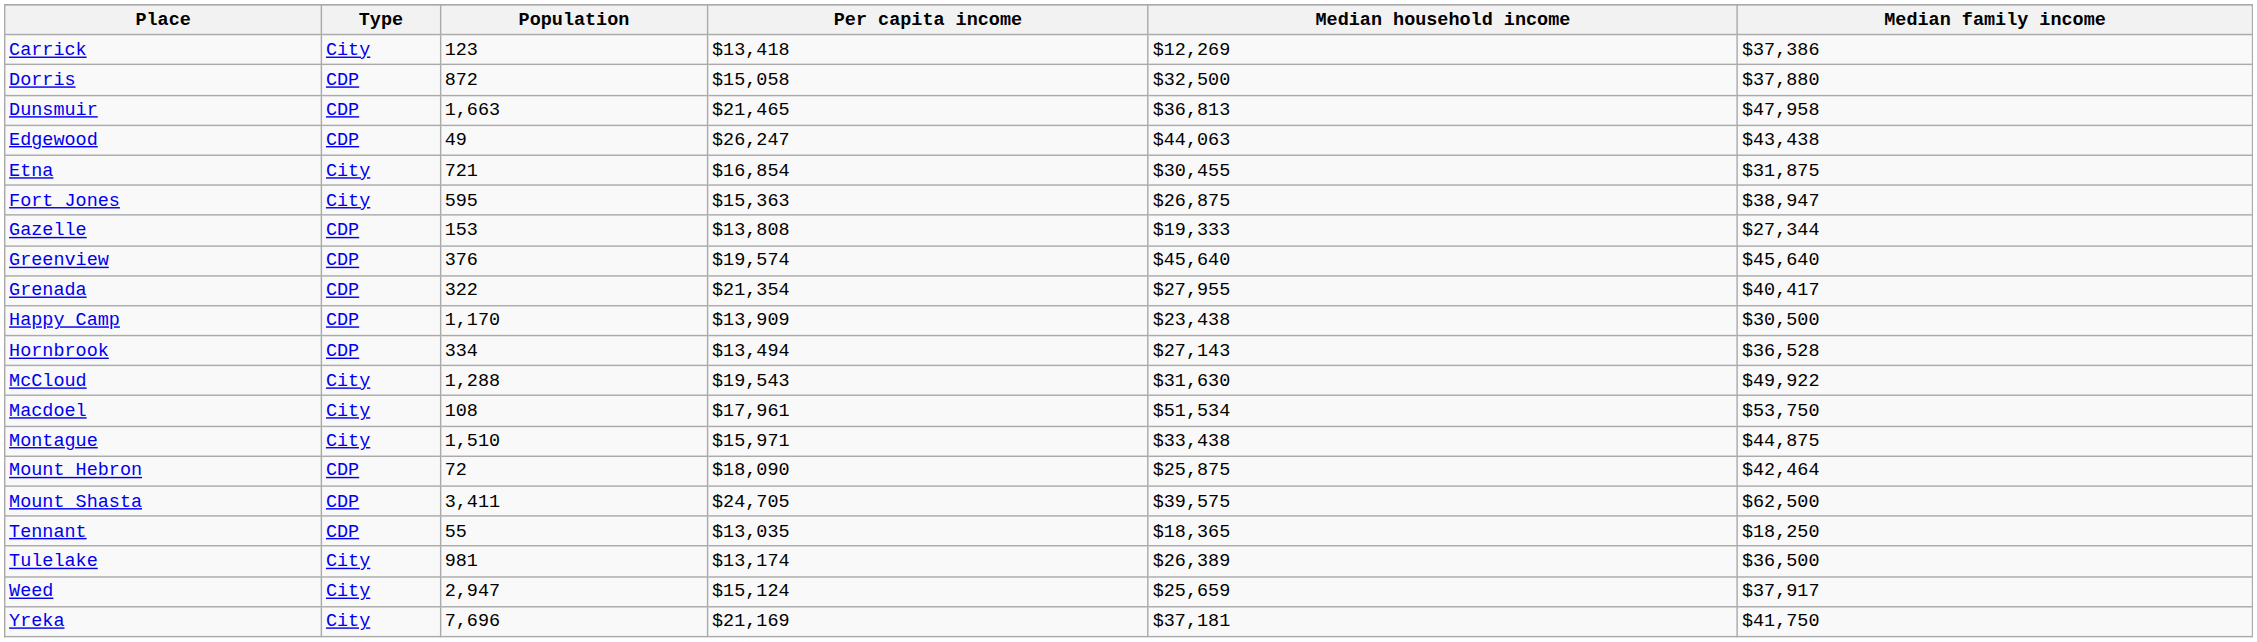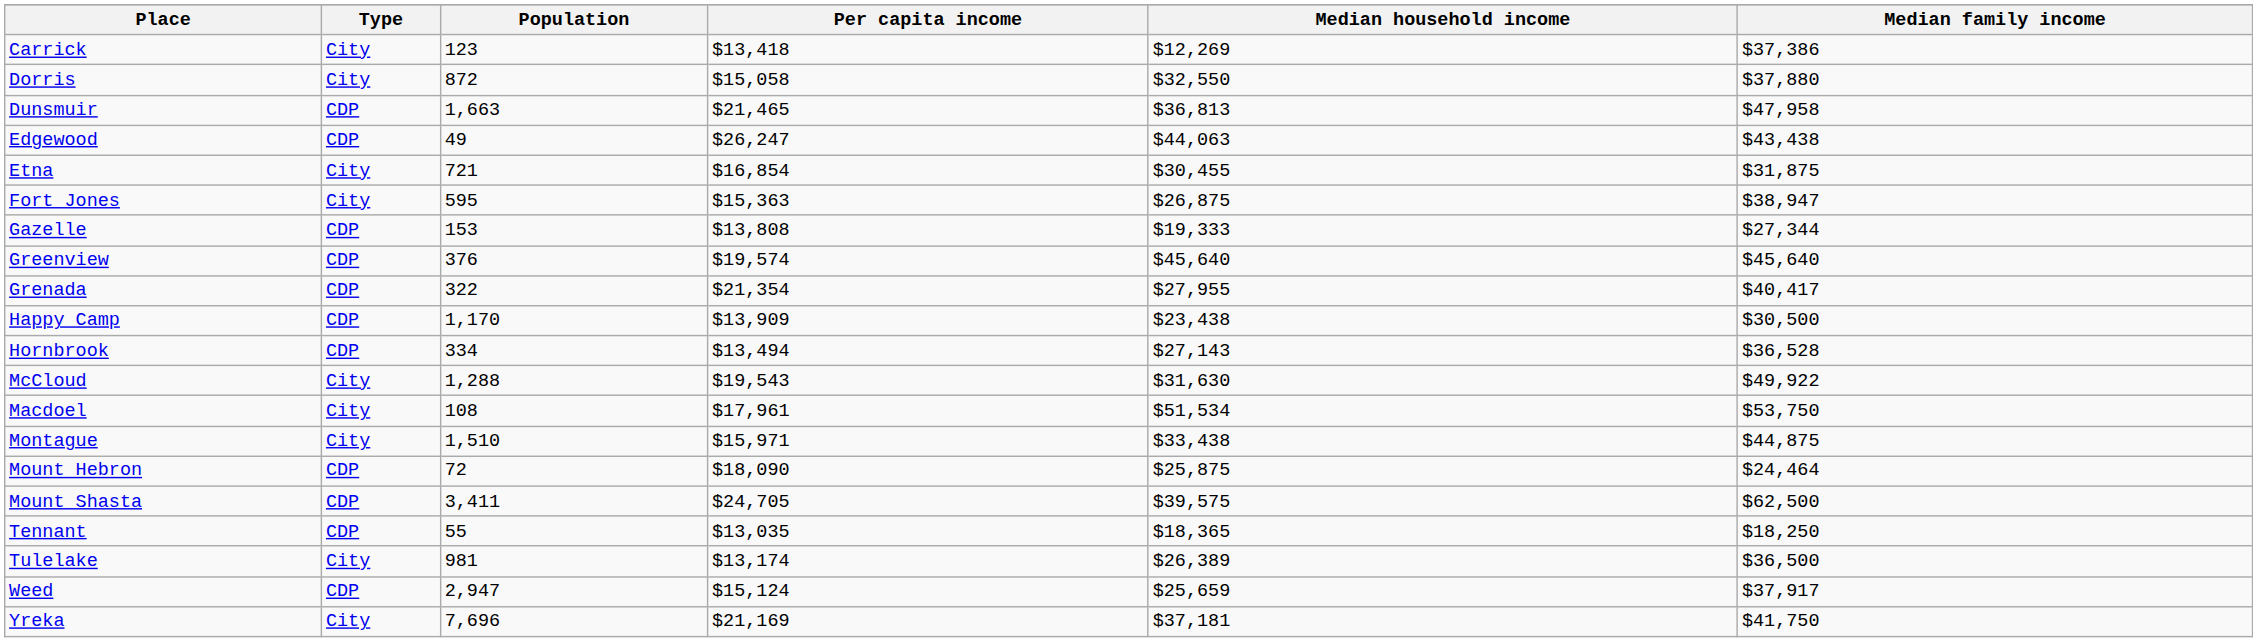(343, 80) CDP -> (348, 80) City
(1191, 80) $32,500 -> (1191, 80) $32,550
(1781, 471) $42,464 -> (1781, 471) $24,464
(348, 591) City -> (343, 591) CDP
